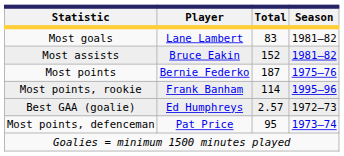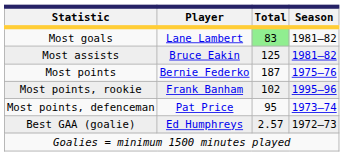(271, 38) no background -> (271, 38) lightgreen background
(271, 55) 152 -> (271, 55) 125
(271, 90) 114 -> (271, 90) 102
rows swapped: (81, 125) <-> (81, 107)
